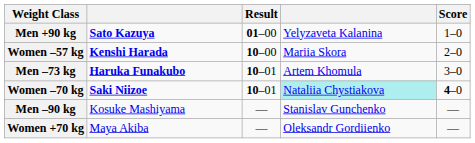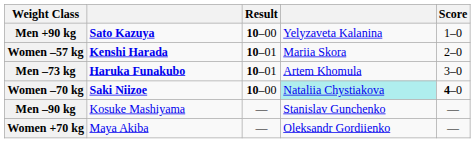(261, 33) 01–00 -> (261, 33) 10–00
(261, 52) 10–00 -> (261, 52) 10–01
(261, 90) 10–01 -> (261, 90) 10–00
